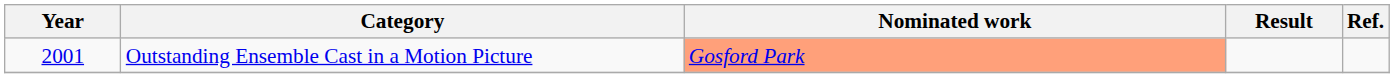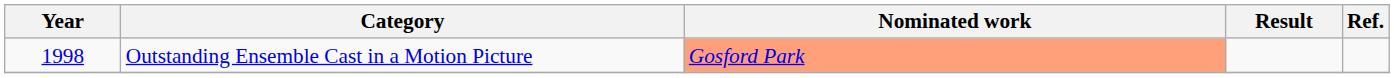(63, 55) 2001 -> (63, 55) 1998
